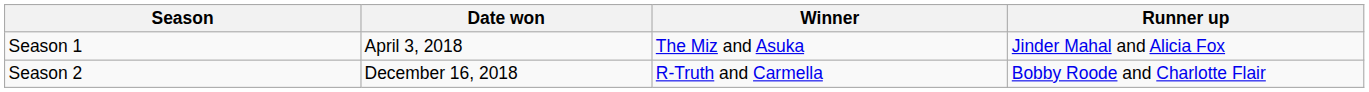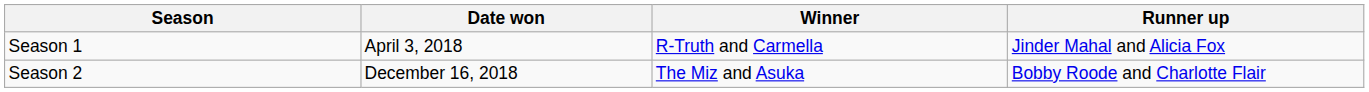(730, 45) The Miz and Asuka -> (739, 45) R-Truth and Carmella
(739, 73) R-Truth and Carmella -> (730, 73) The Miz and Asuka
